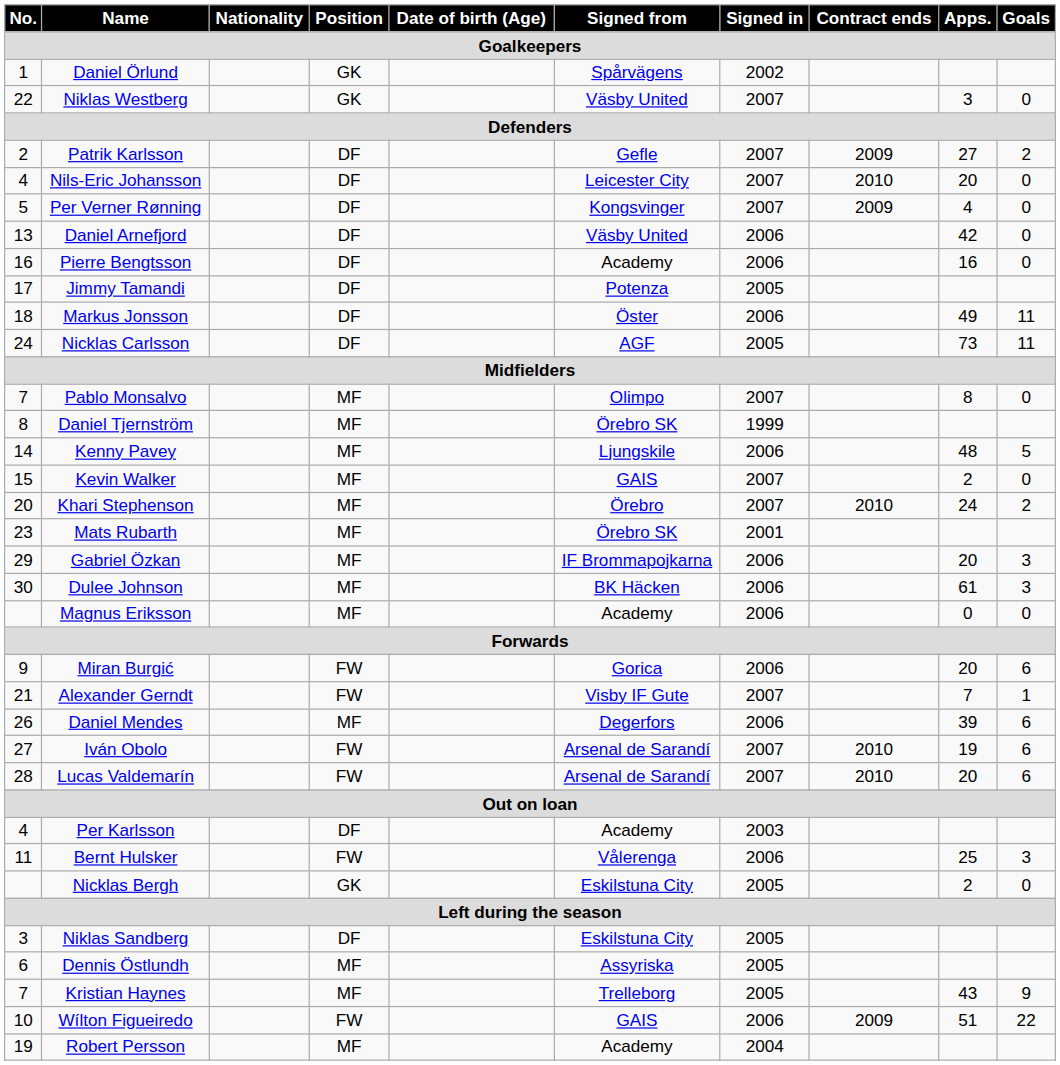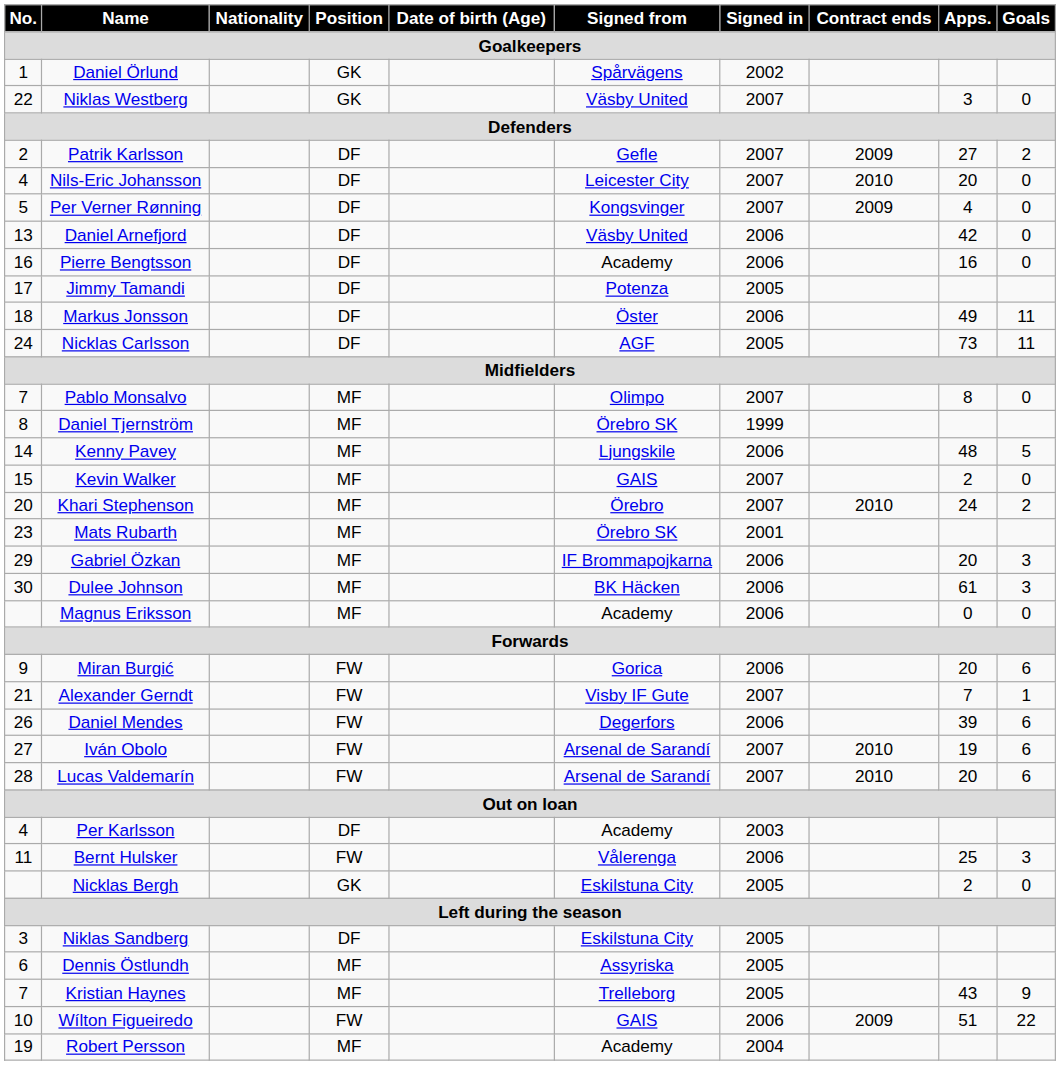(349, 722) MF -> (349, 722) FW
